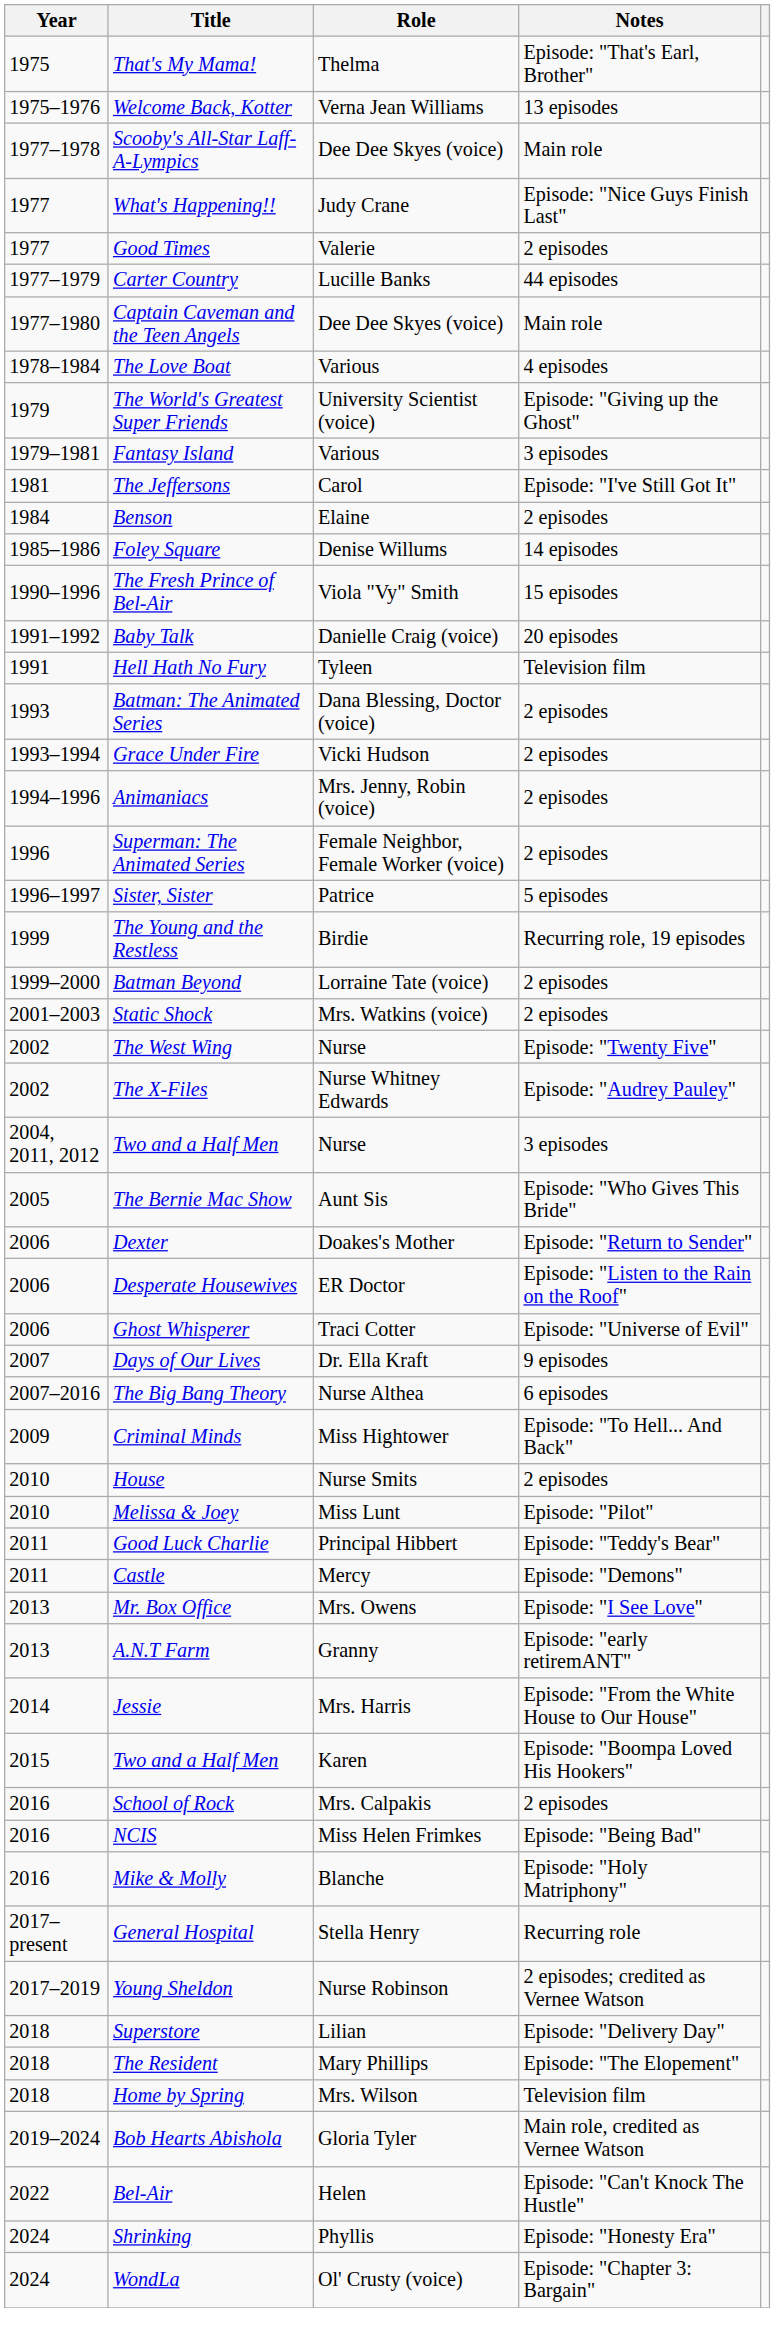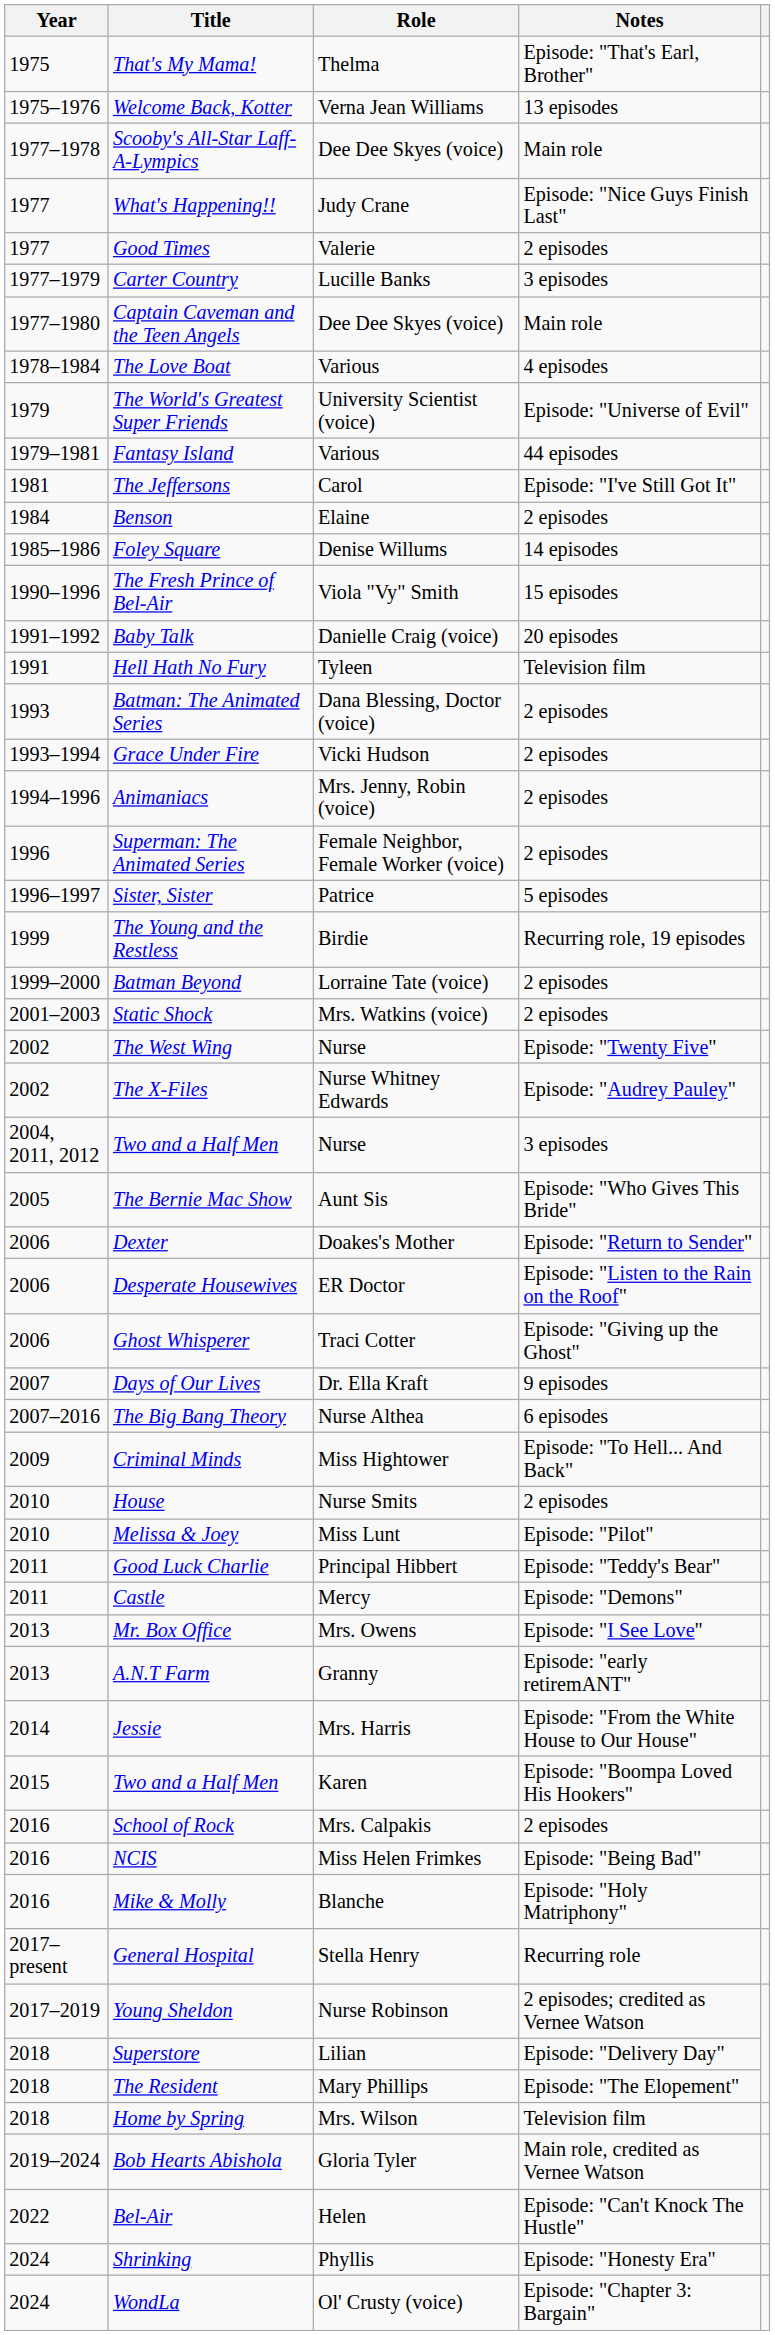(571, 280) 44 episodes -> (566, 280) 3 episodes
(621, 410) Episode: "Giving up the Ghost" -> (636, 410) Episode: "Universe of Evil"
(566, 453) 3 episodes -> (571, 453) 44 episodes
(636, 1329) Episode: "Universe of Evil" -> (621, 1340) Episode: "Giving up the Ghost"
